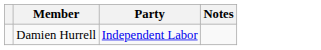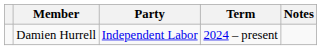+ column: (241, 14)
